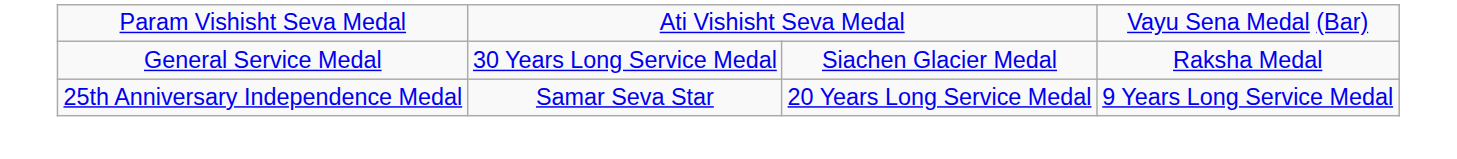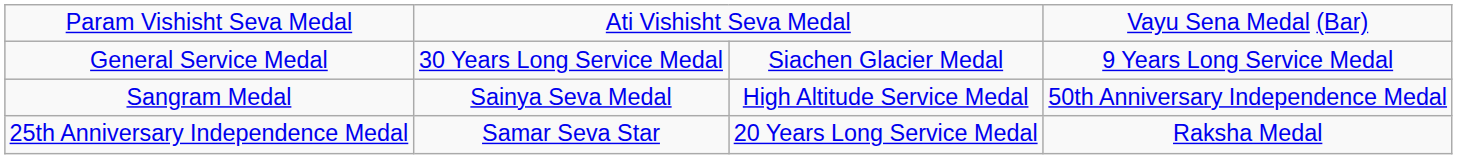(1248, 60) Raksha Medal -> (1248, 60) 9 Years Long Service Medal
+ row: (209, 97)
(1248, 97) 9 Years Long Service Medal -> (1248, 134) Raksha Medal
